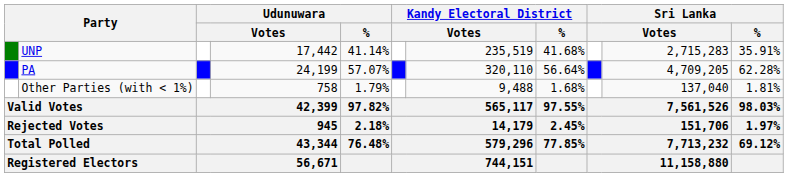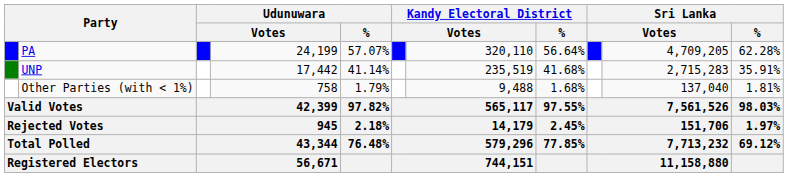rows swapped: (28, 70) <-> (32, 51)
